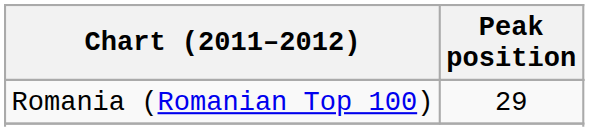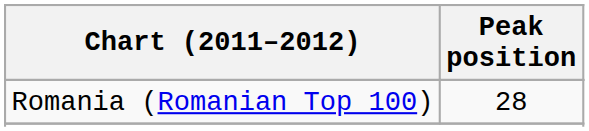(511, 102) 29 -> (511, 102) 28
